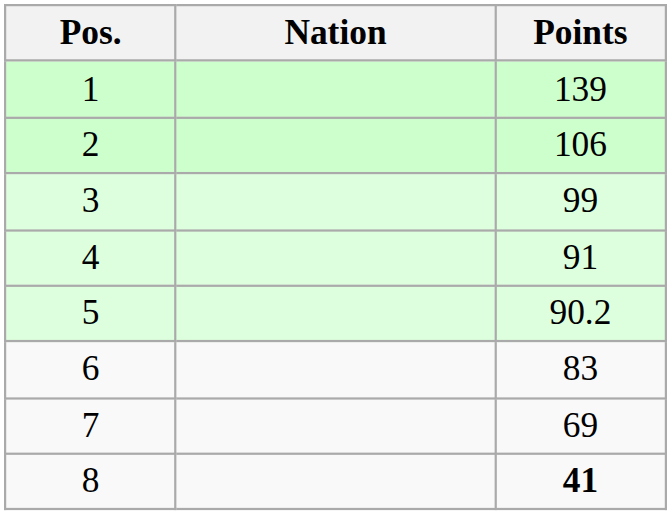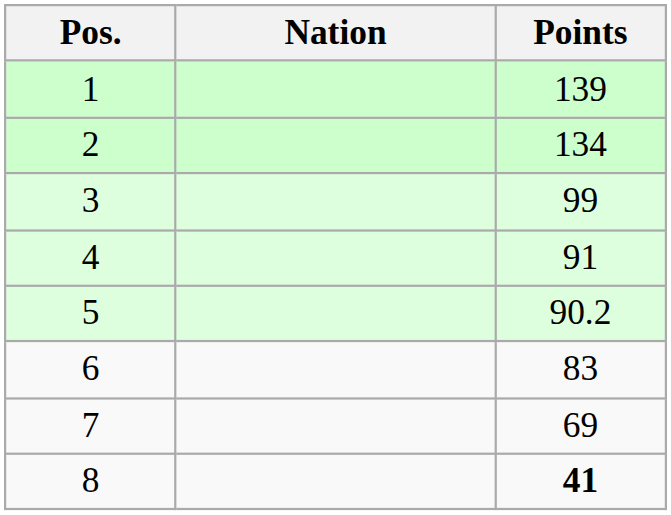(580, 144) 106 -> (580, 144) 134
